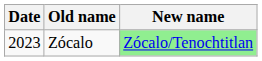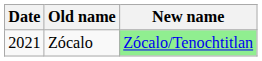(24, 42) 2023 -> (24, 42) 2021
